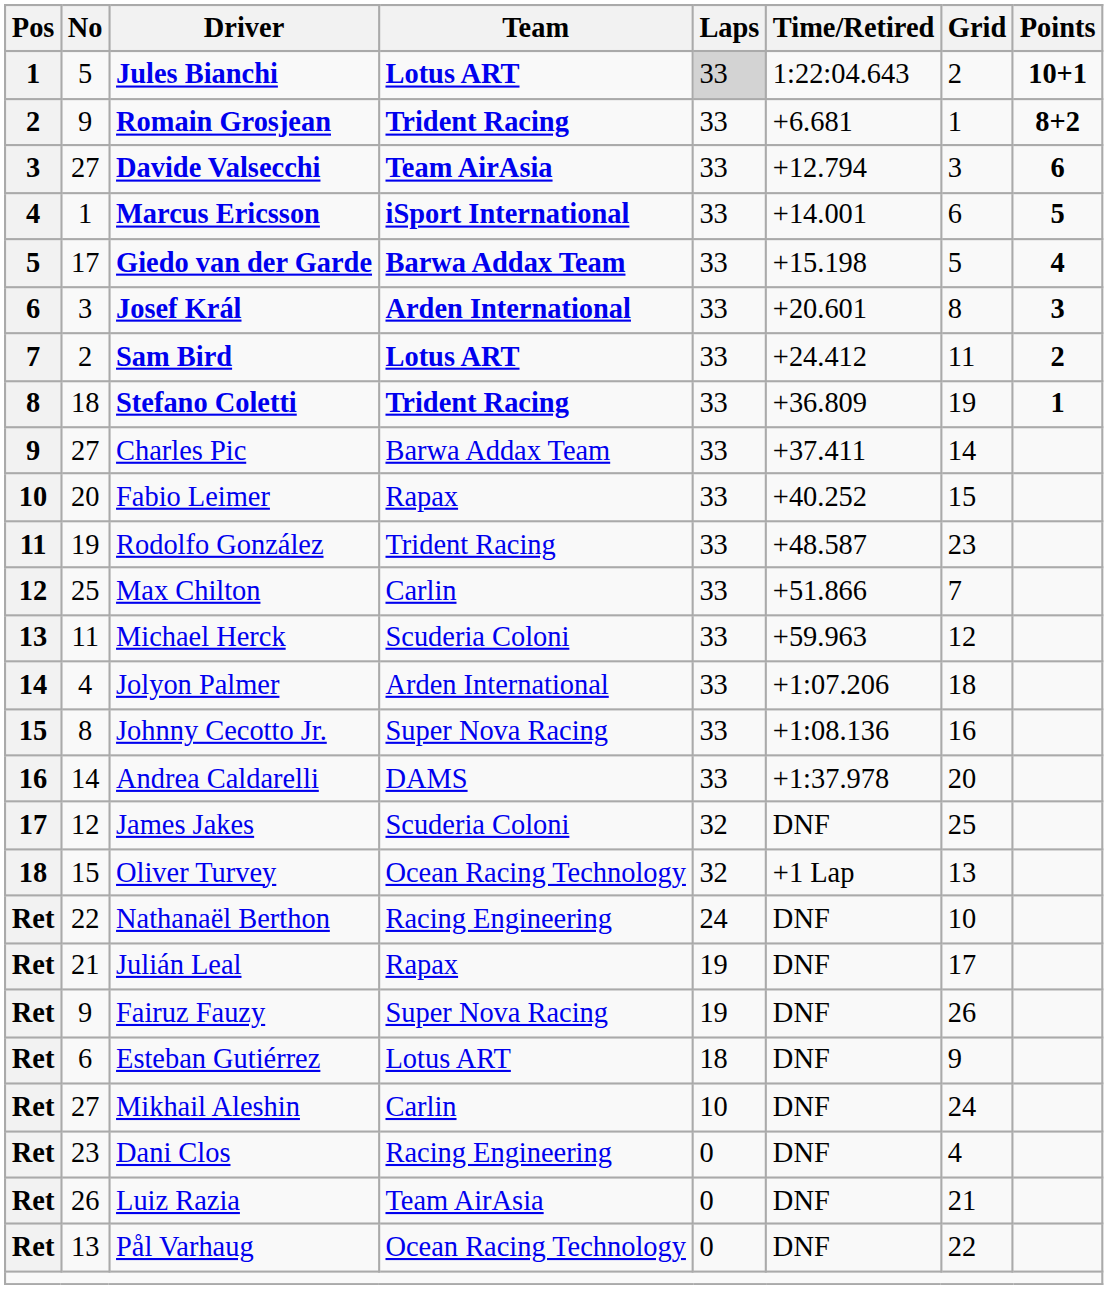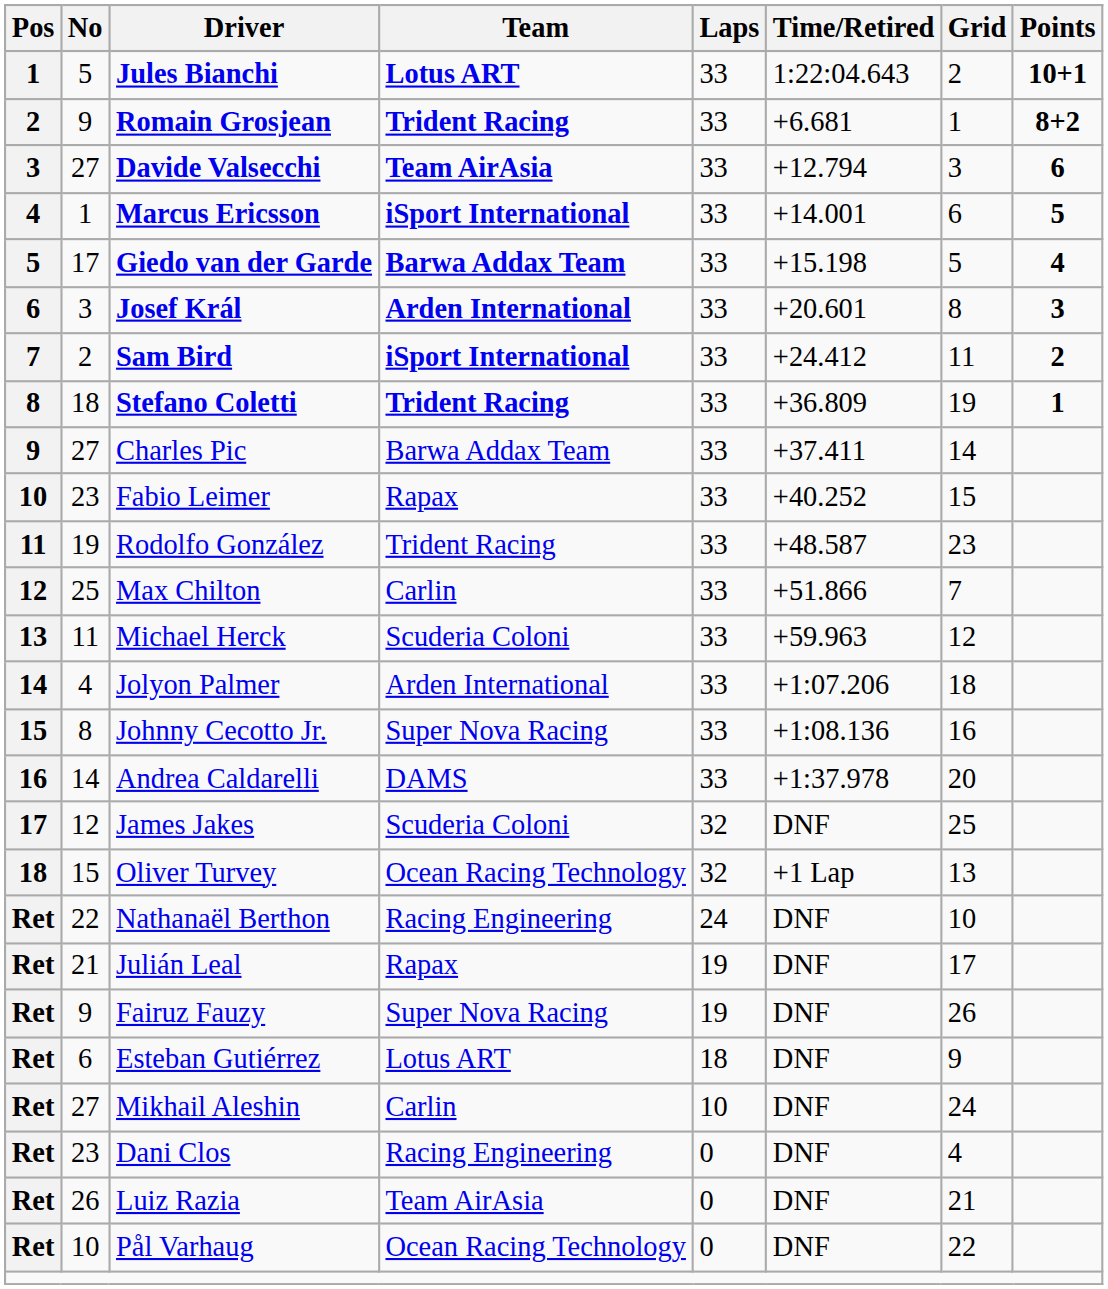(714, 74) lightgrey background -> (714, 74) no background
(453, 355) Lotus ART -> (507, 355) iSport International
(85, 496) 20 -> (85, 496) 23
(85, 1246) 13 -> (85, 1246) 10
